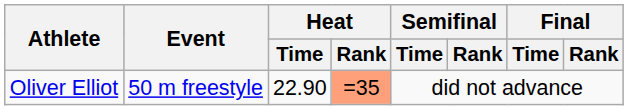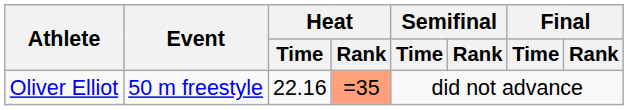(300, 88) 22.90 -> (300, 88) 22.16
